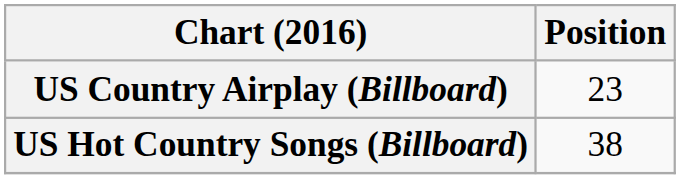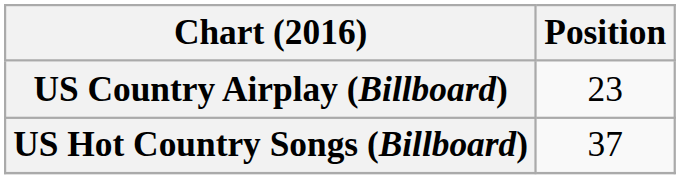(605, 144) 38 -> (605, 144) 37
